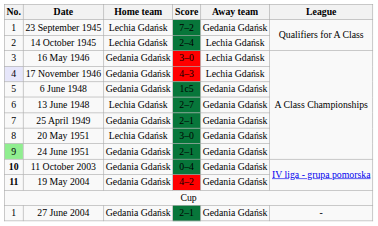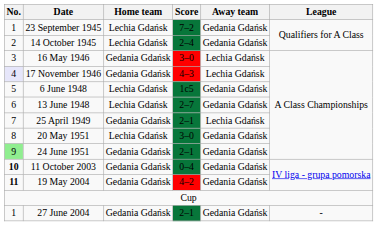(235, 43) Lechia Gdańsk -> (235, 43) Gedania Gdańsk
(138, 89) Gedania Gdańsk -> (138, 89) Lechia Gdańsk
(235, 120) Gedania Gdańsk -> (235, 120) Lechia Gdańsk
